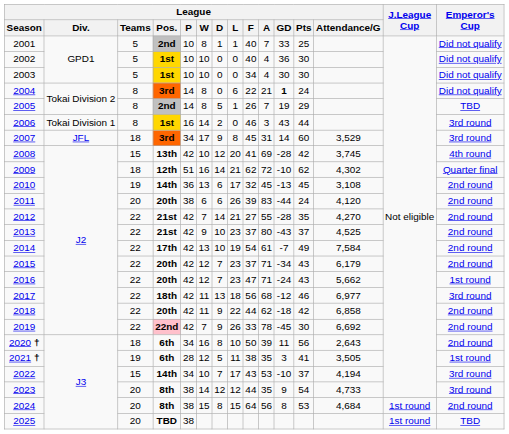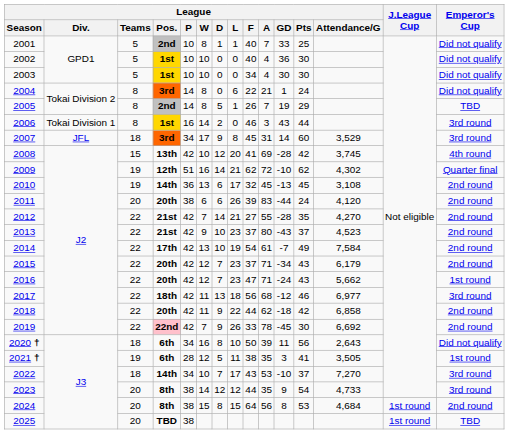(284, 91) bold -> (284, 91) normal
(135, 169) 18 -> (135, 169) 19
(348, 232) 4,525 -> (348, 232) 4,523
(470, 342) 2nd round -> (470, 342) Did not qualify
(135, 374) 15 -> (135, 374) 18
(348, 374) 4,194 -> (348, 374) 7,270
